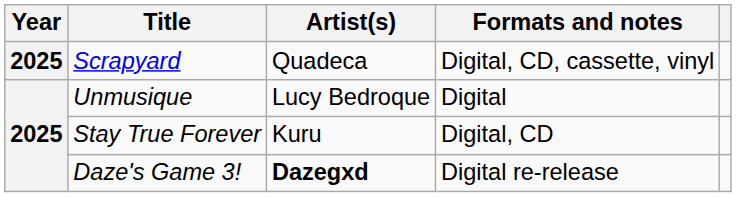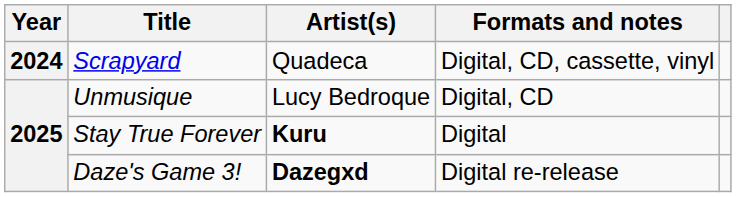(36, 60) 2025 -> (36, 60) 2024
(474, 97) Digital -> (497, 97) Digital, CD
(297, 135) normal -> (299, 135) bold
(497, 135) Digital, CD -> (474, 135) Digital
